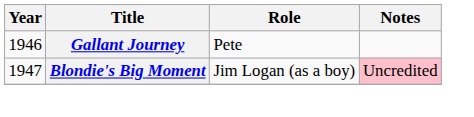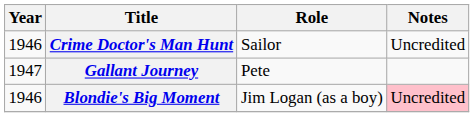+ row: (141, 44)
(25, 44) 1946 -> (25, 71) 1947
(25, 71) 1947 -> (25, 97) 1946
